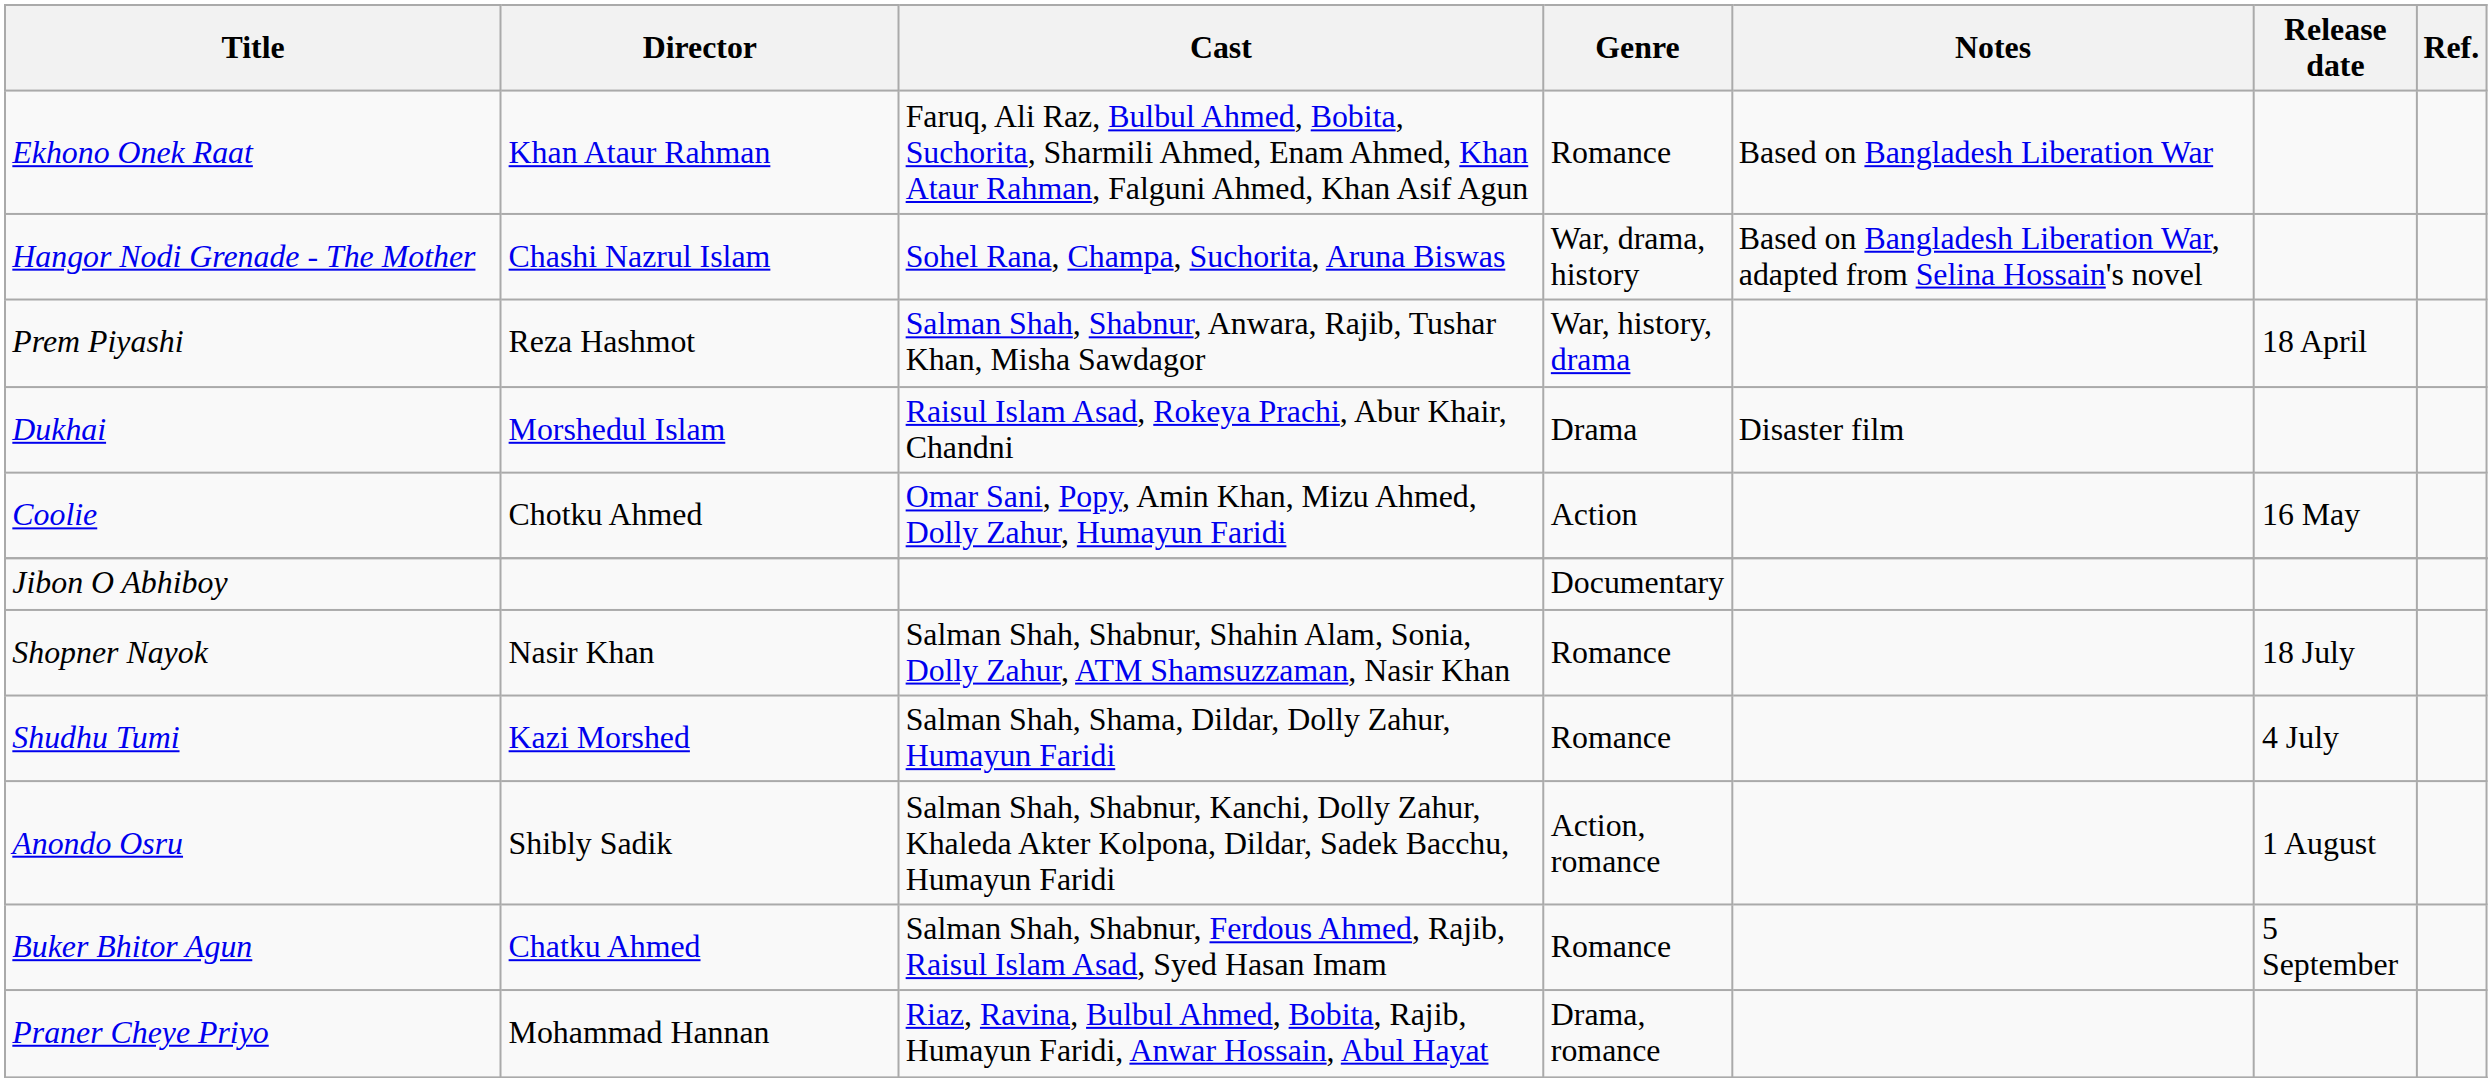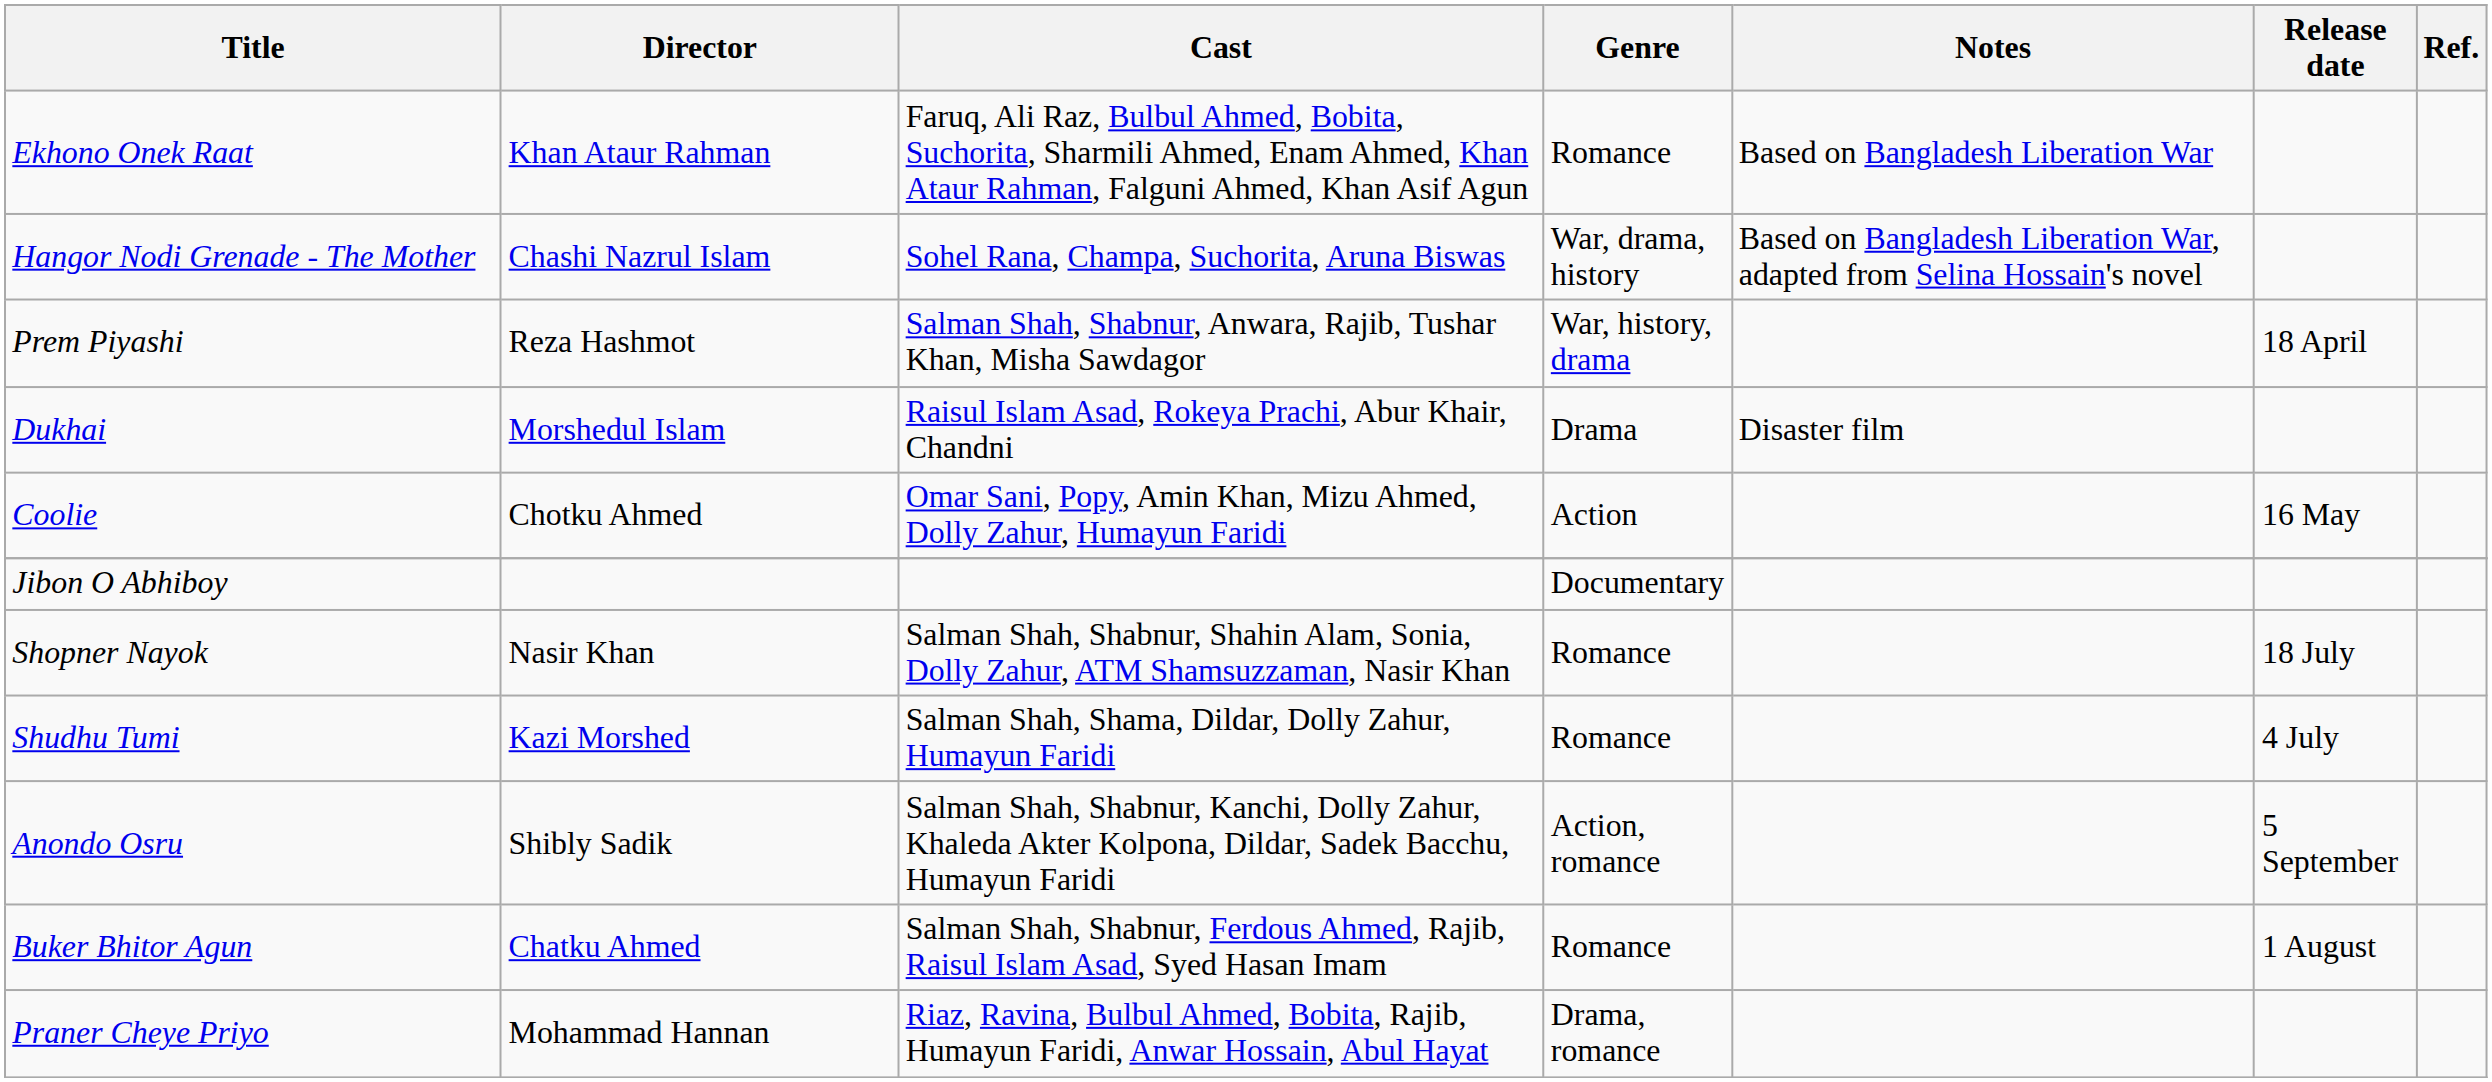(2319, 842) 1 August -> (2330, 842) 5 September
(2330, 946) 5 September -> (2319, 946) 1 August
